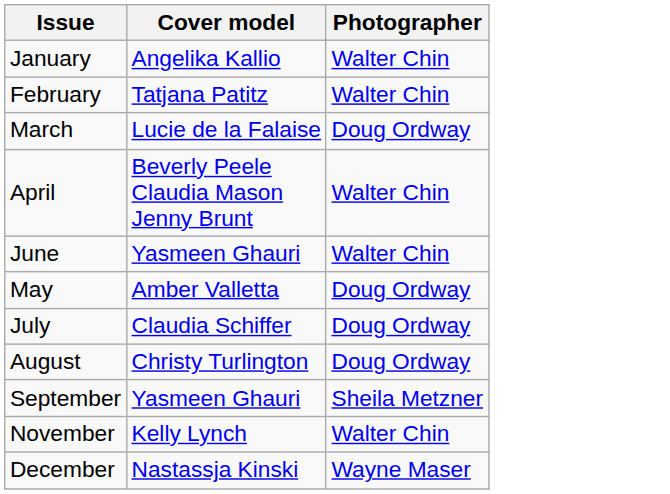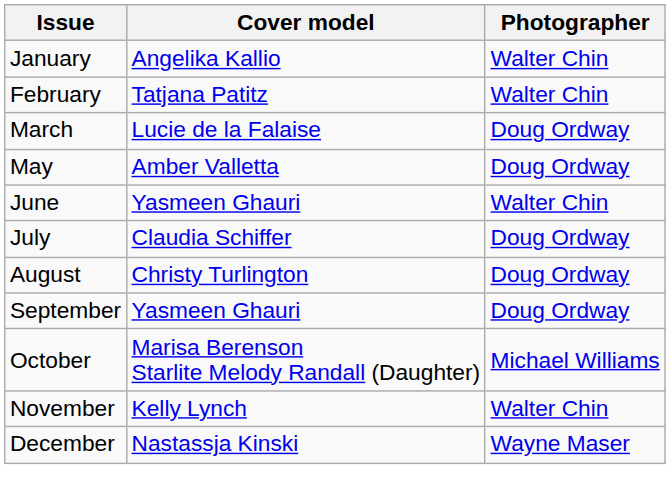- row: (33, 192)
rows swapped: (31, 289) <-> (35, 253)
(407, 397) Sheila Metzner -> (560, 310) Doug Ordway
+ row: (50, 359)
